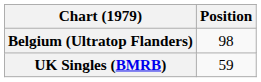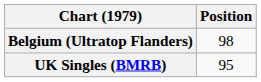(226, 64) 59 -> (226, 64) 95
